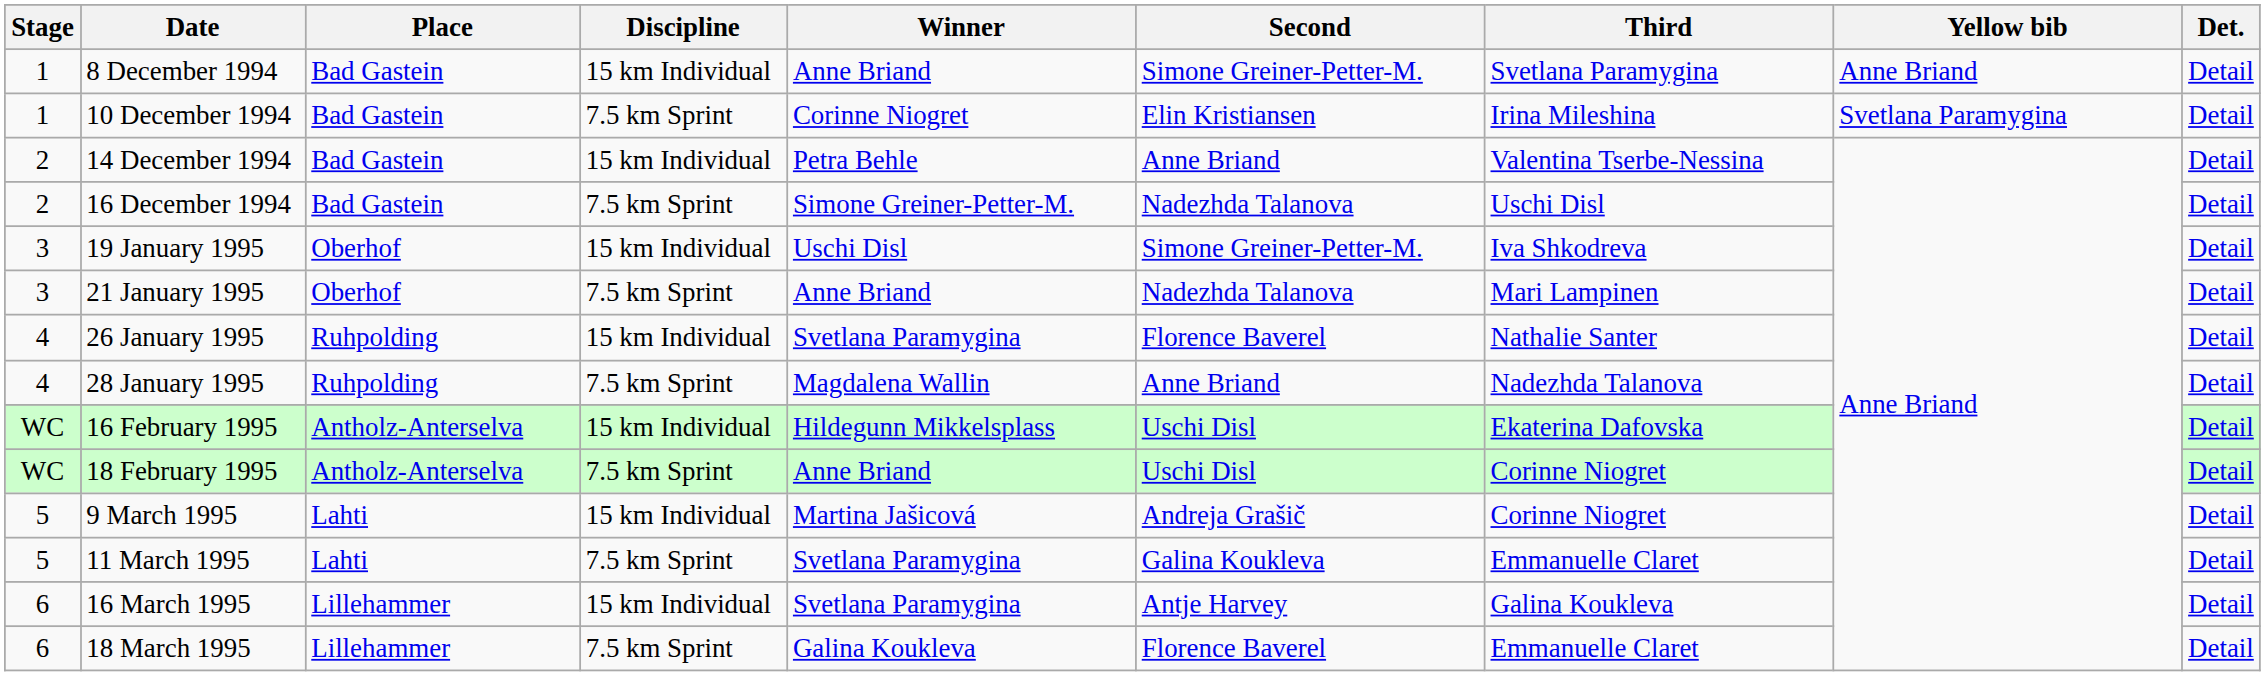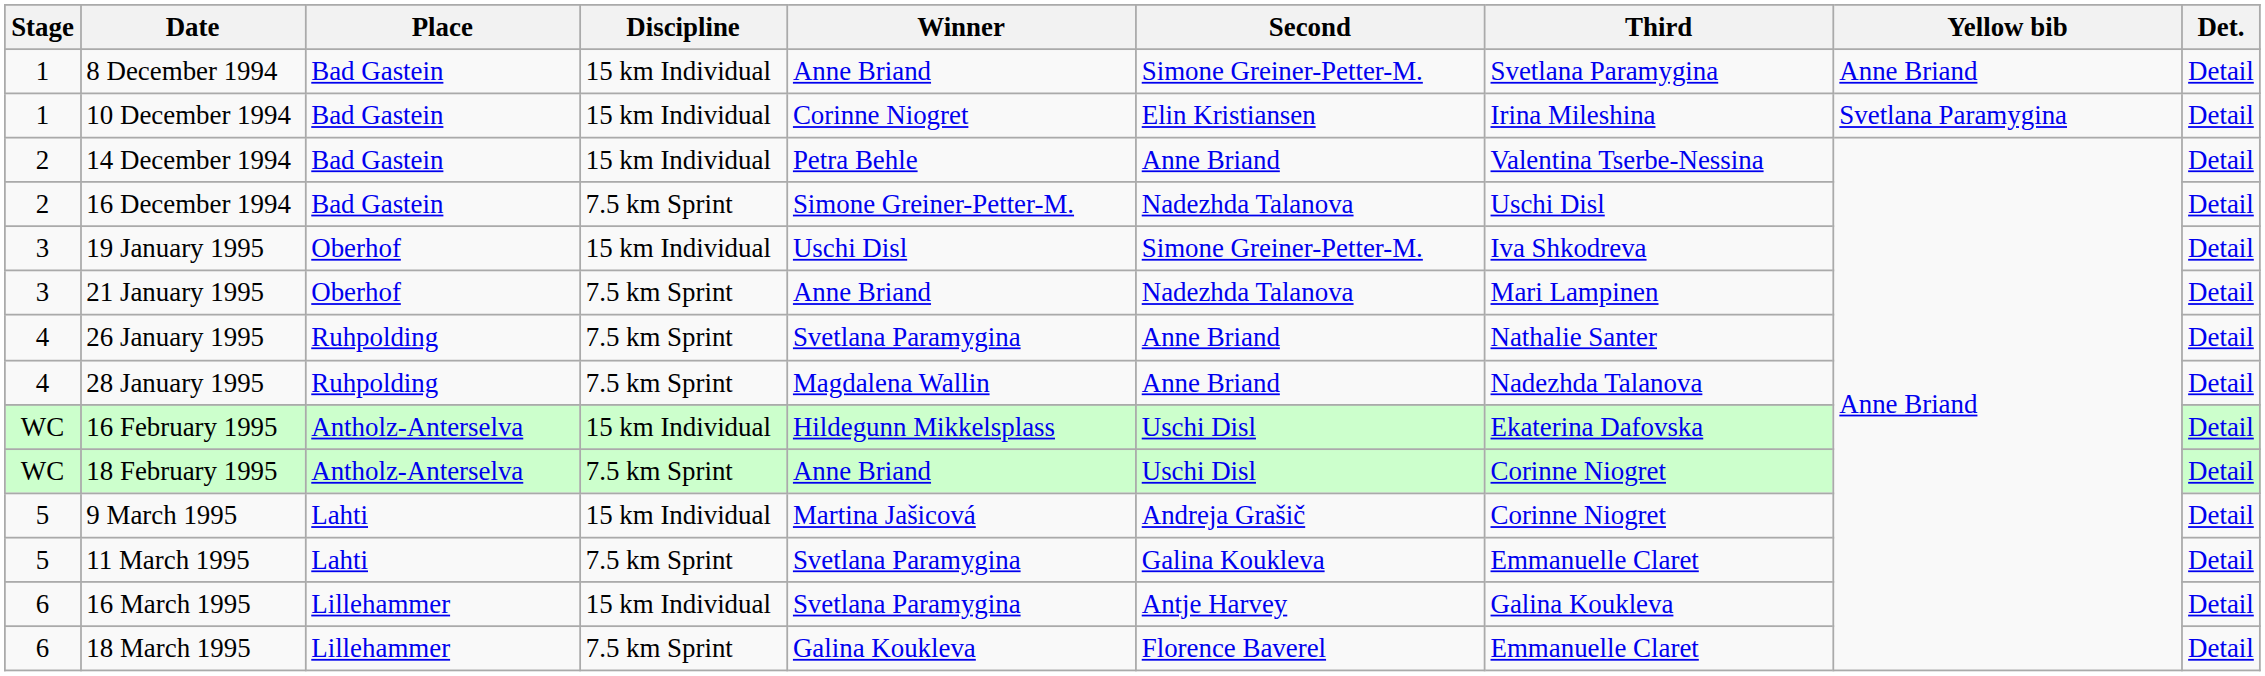(659, 115) 7.5 km Sprint -> (678, 115) 15 km Individual
(678, 337) 15 km Individual -> (659, 337) 7.5 km Sprint
(1234, 337) Florence Baverel -> (1211, 337) Anne Briand
